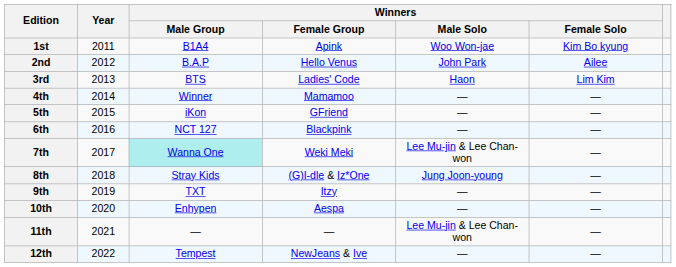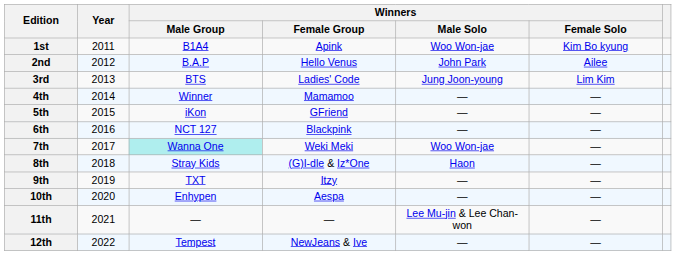(462, 79) Haon -> (462, 79) Jung Joon-young
(462, 152) Lee Mu-jin & Lee Chan-won -> (462, 146) Woo Won-jae
(462, 175) Jung Joon-young -> (462, 163) Haon
